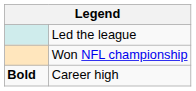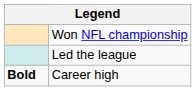rows swapped: (120, 55) <-> (94, 34)
